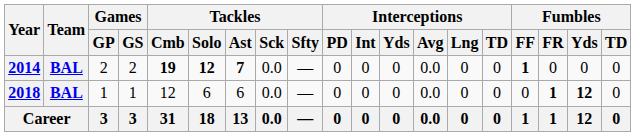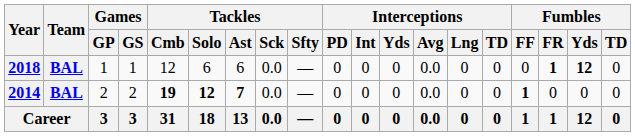rows swapped: (24, 67) <-> (24, 93)
